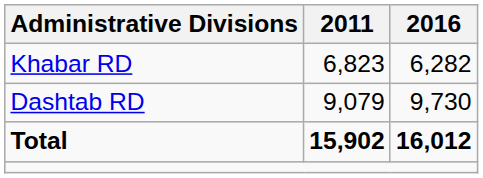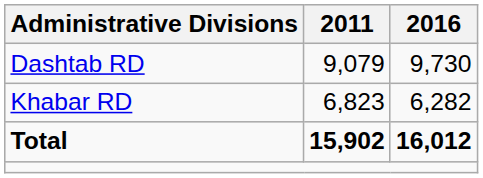rows swapped: (78, 102) <-> (71, 63)
